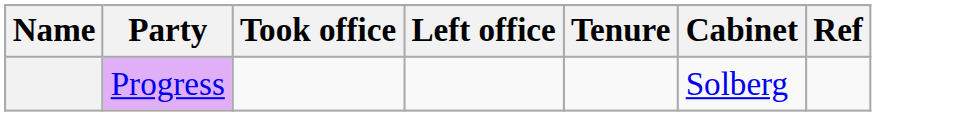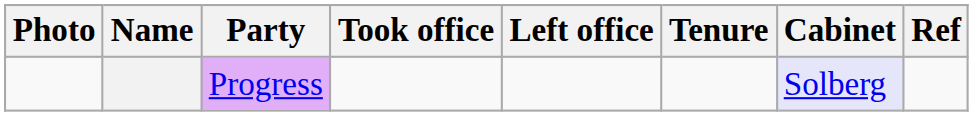+ column: (54, 30)
(737, 83) no background -> (835, 83) lavender background
